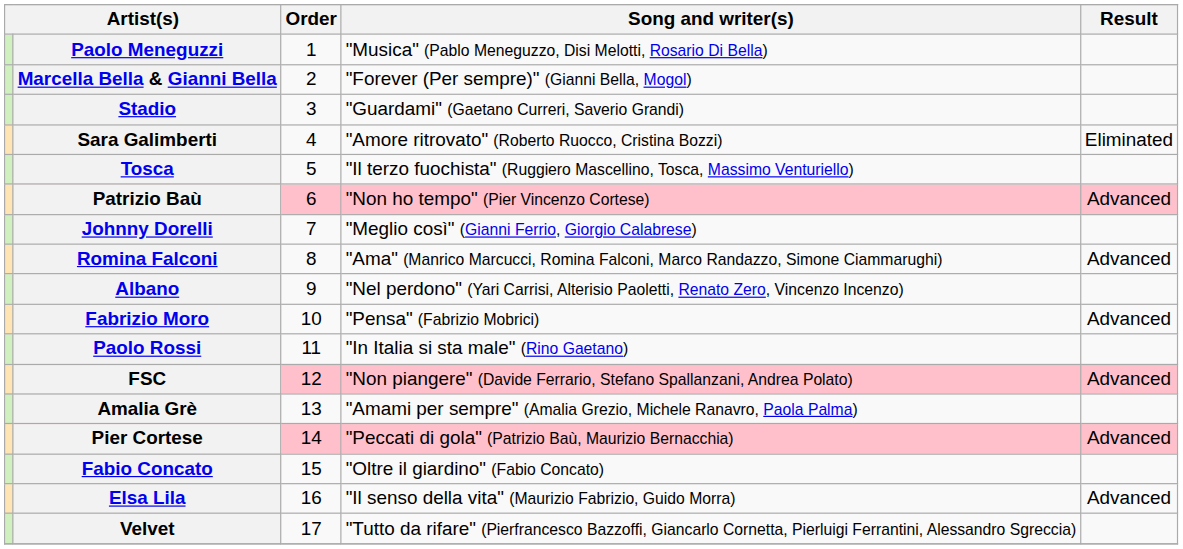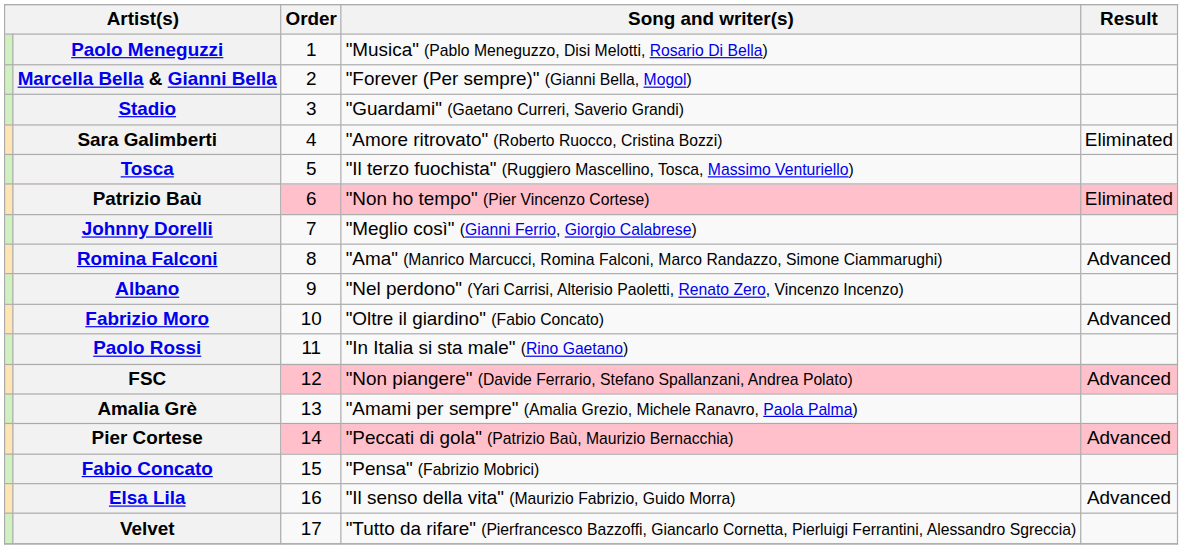(1129, 199) Advanced -> (1129, 199) Eliminated
(442, 318) "Pensa" (Fabrizio Mobrici) -> (475, 318) "Oltre il giardino" (Fabio Concato)
(475, 468) "Oltre il giardino" (Fabio Concato) -> (442, 468) "Pensa" (Fabrizio Mobrici)
